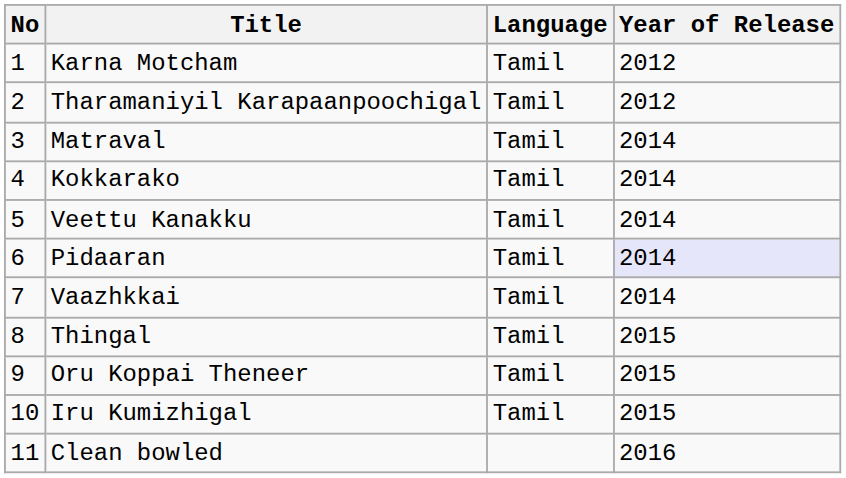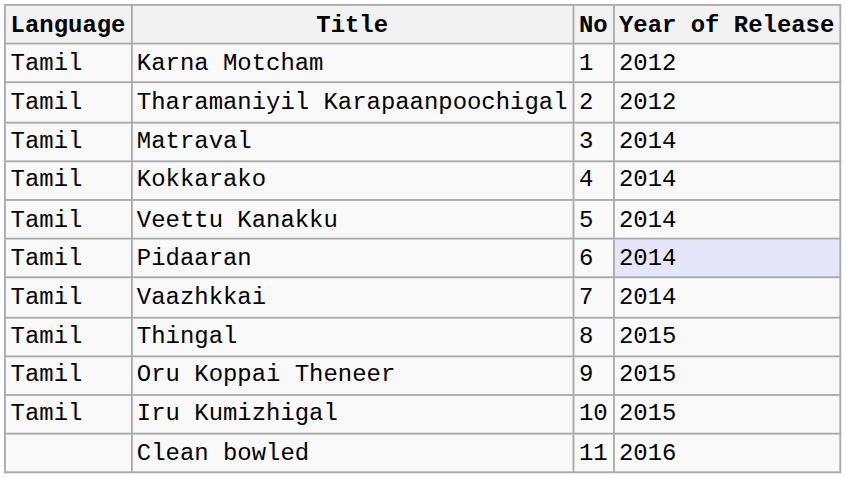columns swapped: (25, 24) <-> (550, 24)
